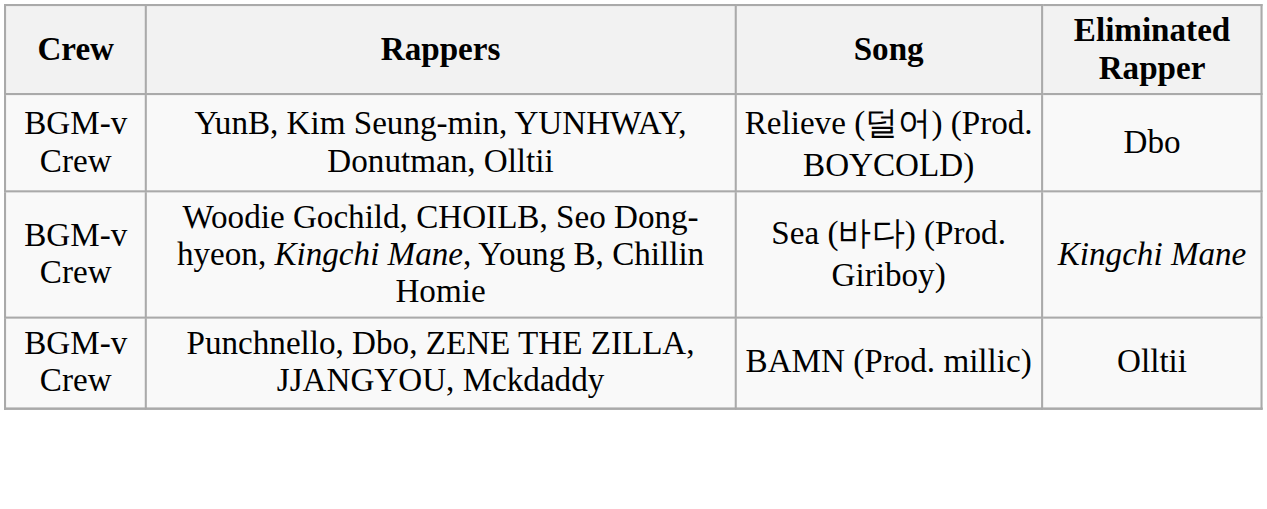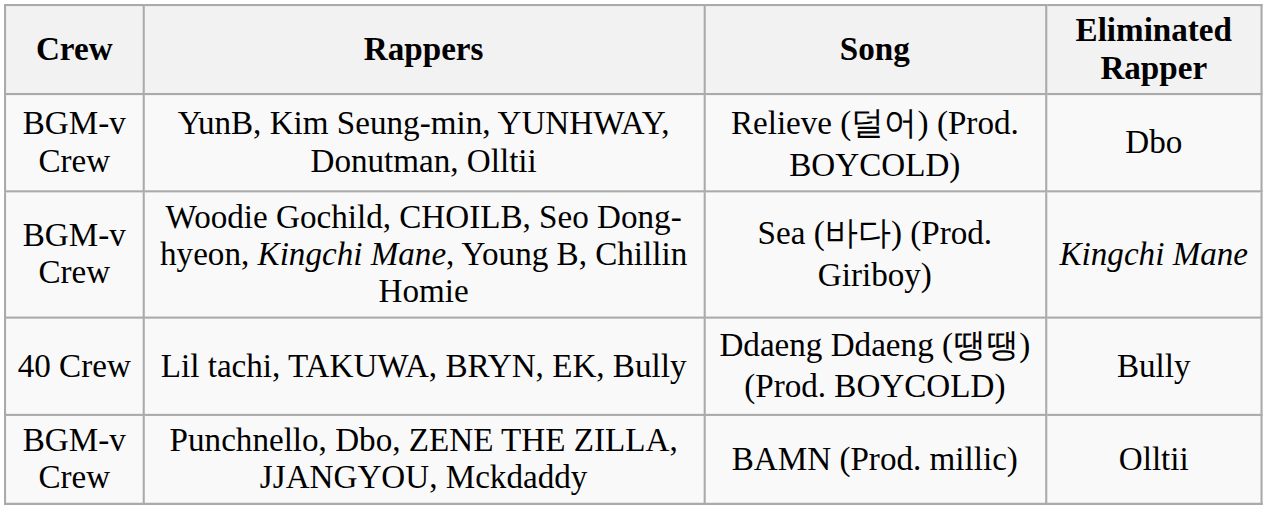+ row: (424, 365)
